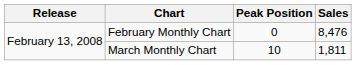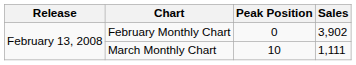(333, 32) 8,476 -> (333, 32) 3,902
(332, 50) 1,811 -> (332, 50) 1,111
